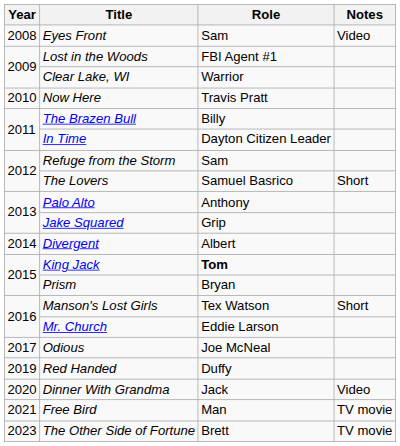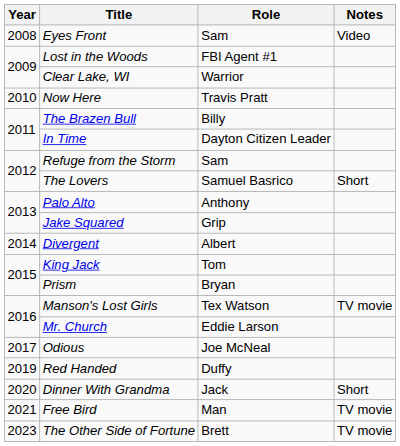(214, 264) bold -> (214, 264) normal
(353, 306) Short -> (365, 306) TV movie
(354, 389) Video -> (353, 389) Short
